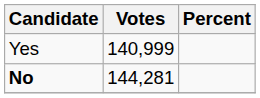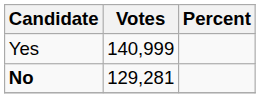(141, 78) 144,281 -> (141, 78) 129,281
